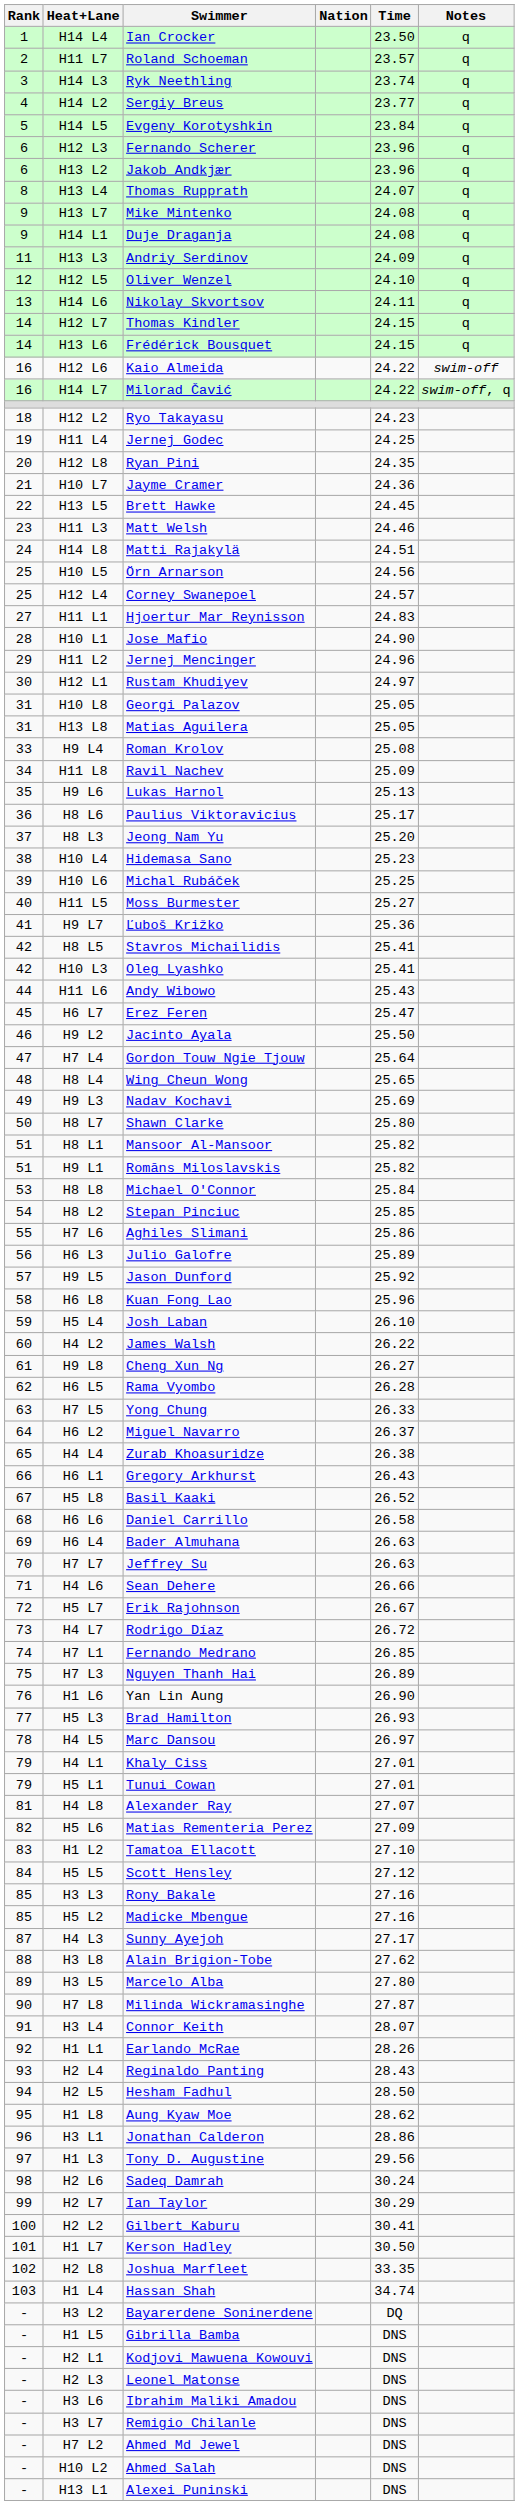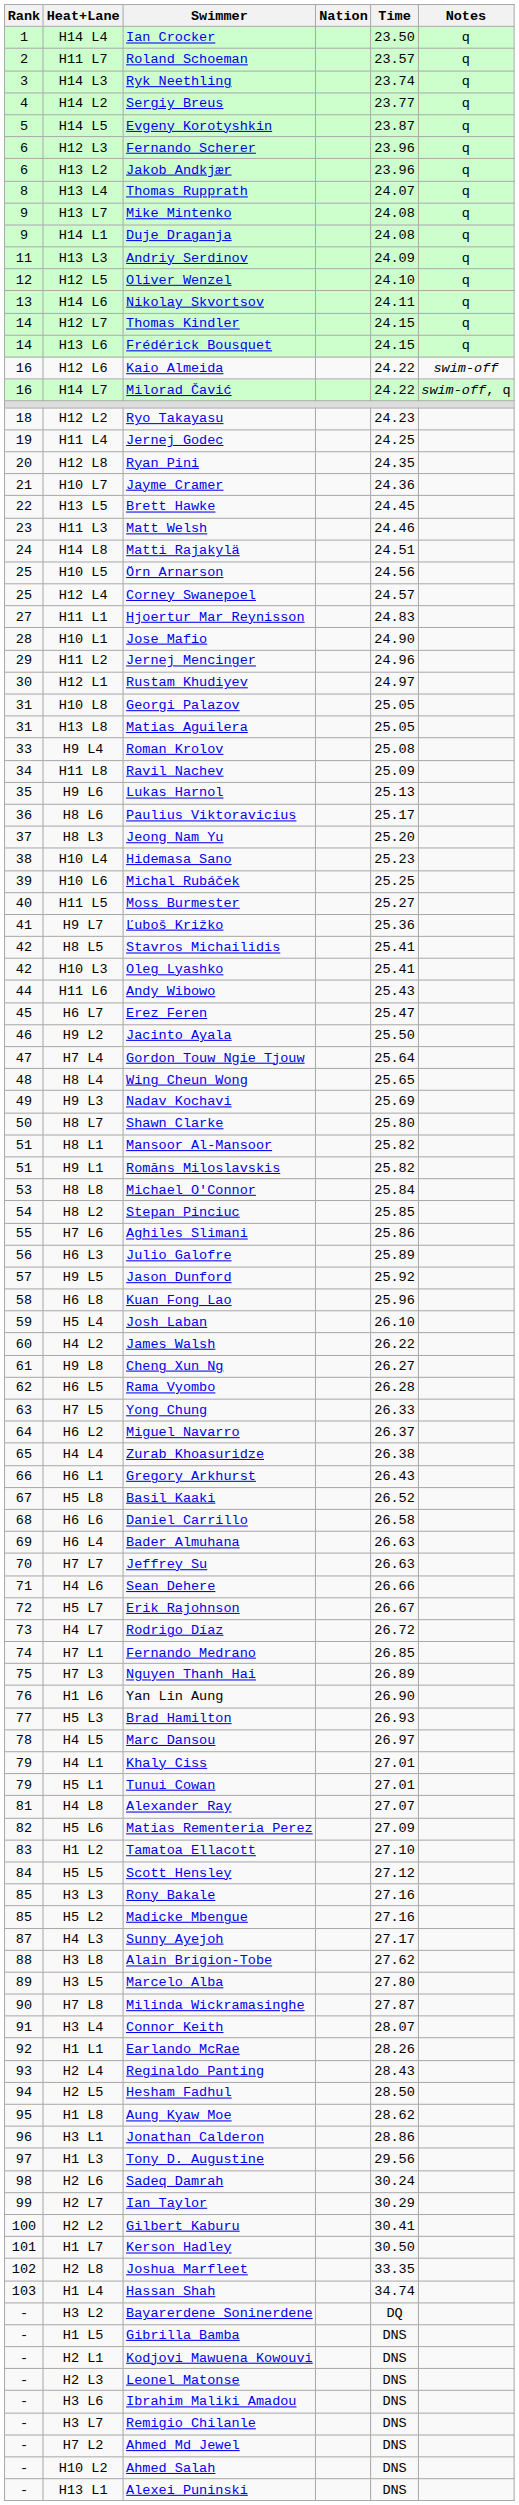(395, 126) 23.84 -> (395, 126) 23.87
